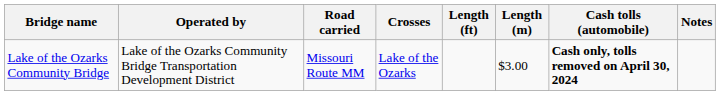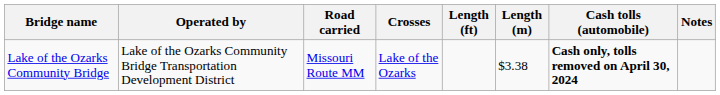(513, 65) $3.00 -> (513, 65) $3.38
